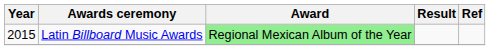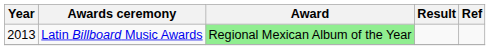(21, 34) 2015 -> (21, 34) 2013
